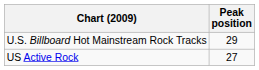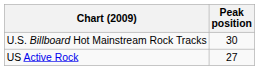(232, 40) 29 -> (232, 40) 30
